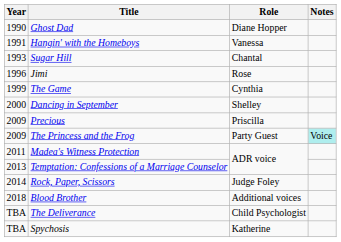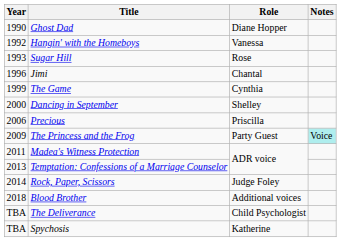(16, 43) 1991 -> (16, 43) 1992
(247, 58) Chantal -> (242, 58) Rose
(242, 74) Rose -> (247, 74) Chantal
(16, 120) 2009 -> (16, 120) 2006
